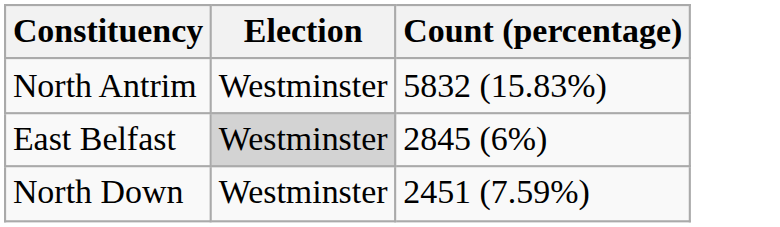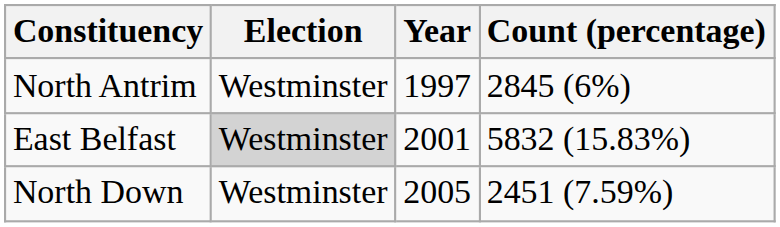+ column: (437, 31)
(505, 85) 5832 (15.83%) -> (559, 85) 2845 (6%)
(475, 138) 2845 (6%) -> (588, 138) 5832 (15.83%)
